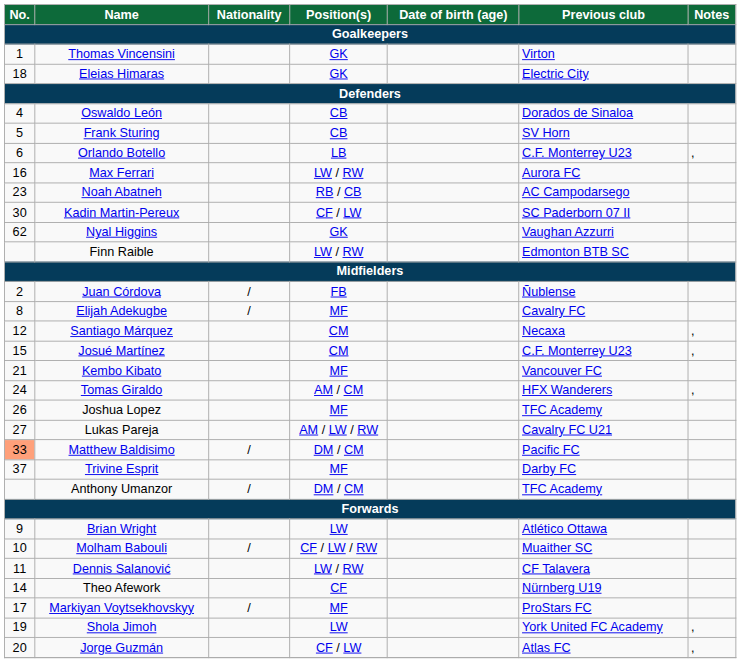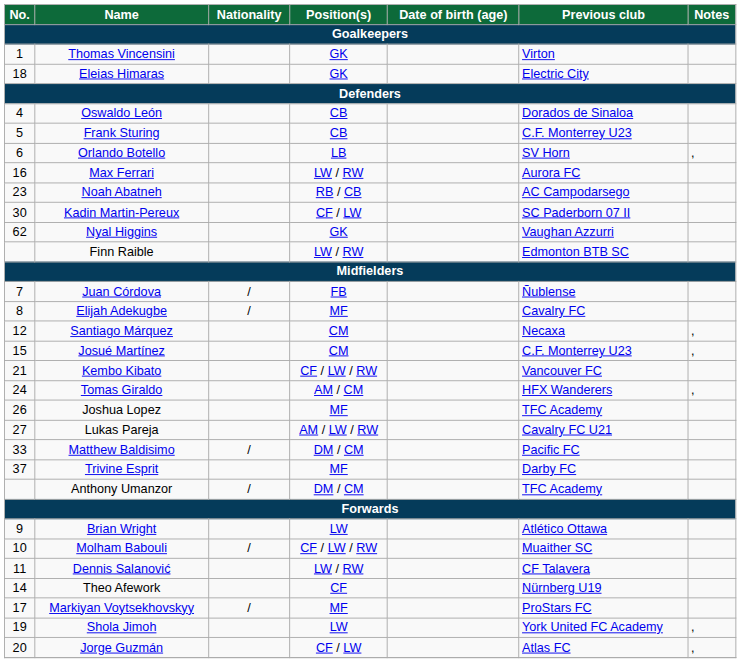(546, 133) SV Horn -> (577, 133) C.F. Monterrey U23
(577, 153) C.F. Monterrey U23 -> (546, 153) SV Horn
(20, 291) 2 -> (20, 291) 7
(339, 370) MF -> (339, 370) CF / LW / RW
(20, 449) lightsalmon background -> (20, 449) no background
